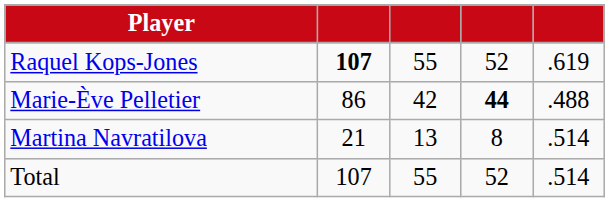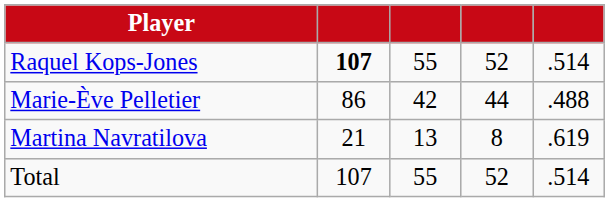(568, 61) .619 -> (568, 61) .514
(497, 100) bold -> (497, 100) normal
(568, 138) .514 -> (568, 138) .619
